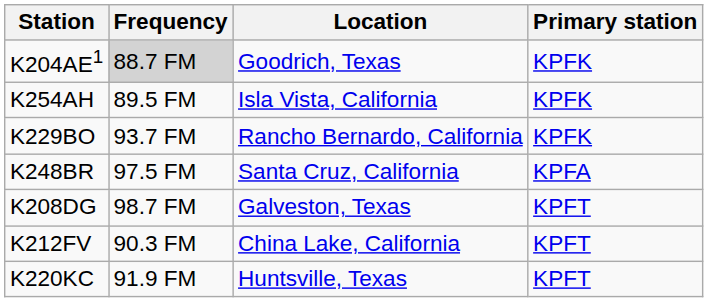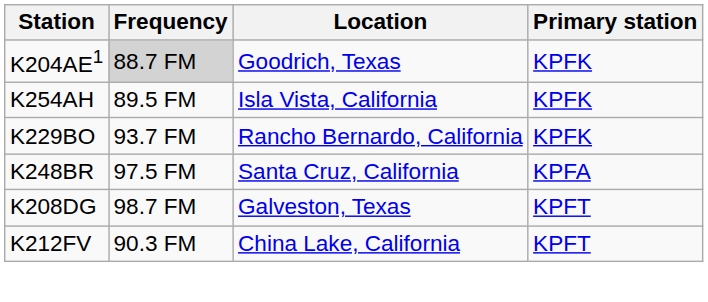- row: (52, 278)
